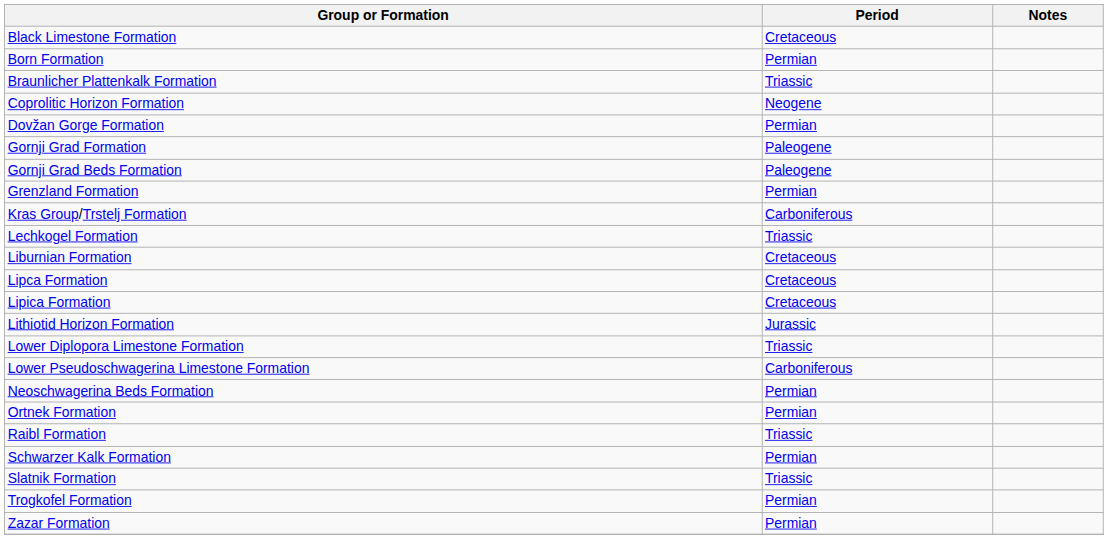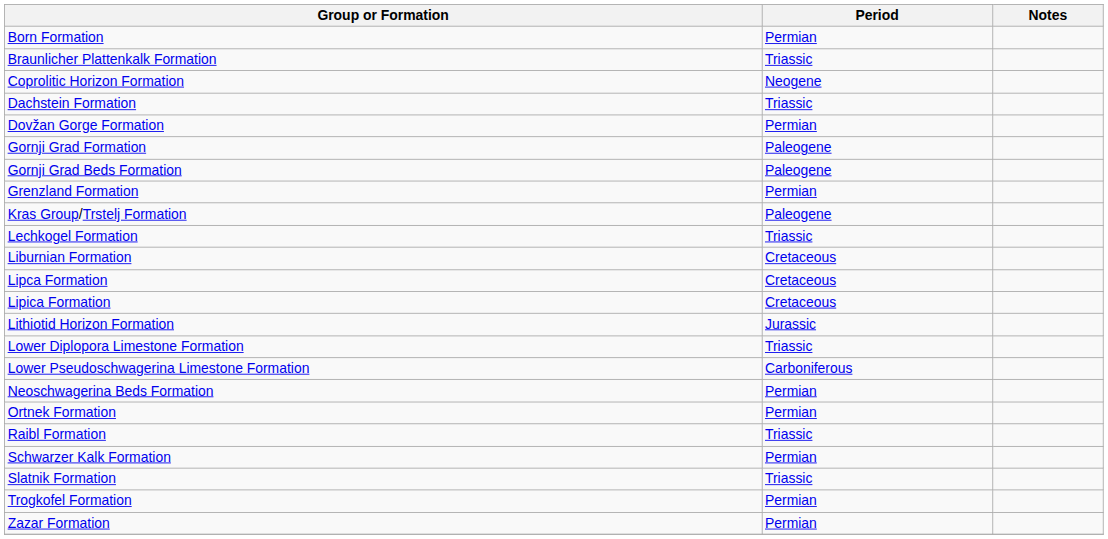- row: (92, 37)
+ row: (72, 103)
(809, 214) Carboniferous -> (798, 214) Paleogene
